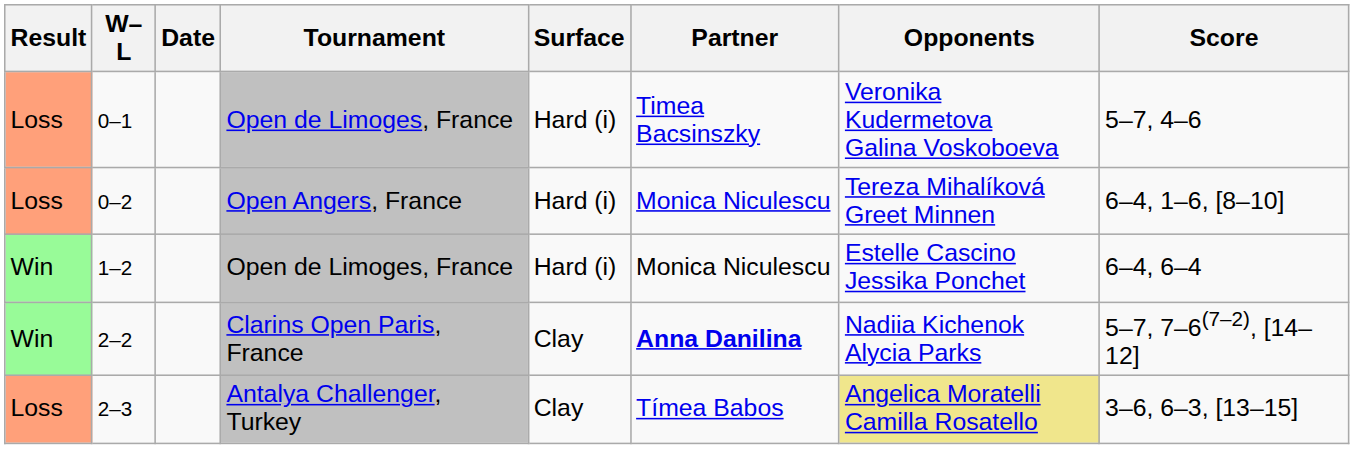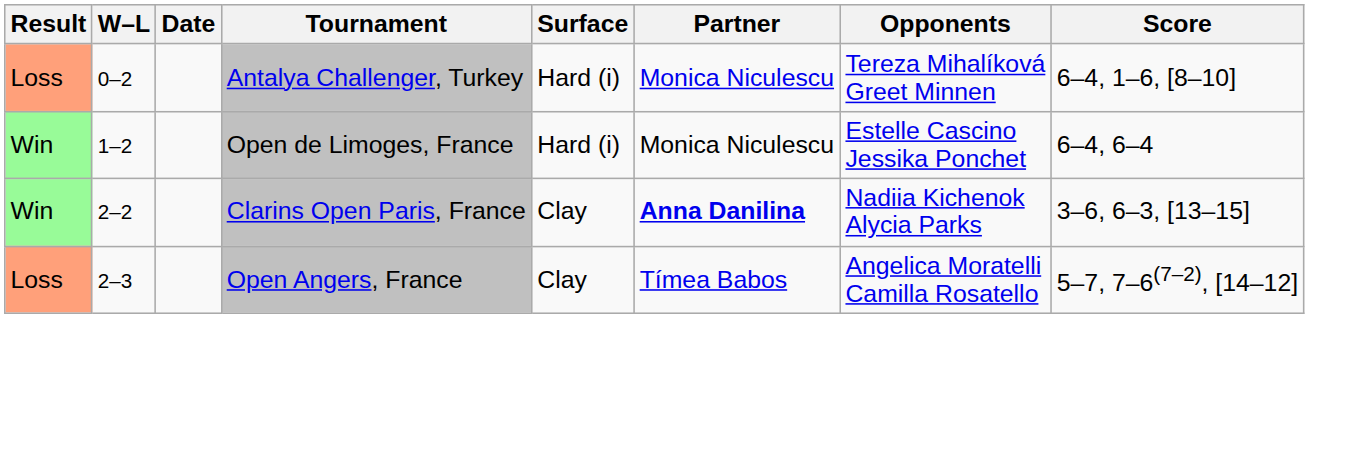- row: (115, 120)
(344, 200) Open Angers, France -> (375, 77) Antalya Challenger, Turkey
(1209, 338) 5–7, 7–6(7–2), [14–12] -> (1153, 211) 3–6, 6–3, [13–15]
(334, 408) Antalya Challenger, Turkey -> (345, 279) Open Angers, France
(943, 408) khaki background -> (943, 279) no background
(1202, 408) 3–6, 6–3, [13–15] -> (1177, 279) 5–7, 7–6(7–2), [14–12]
